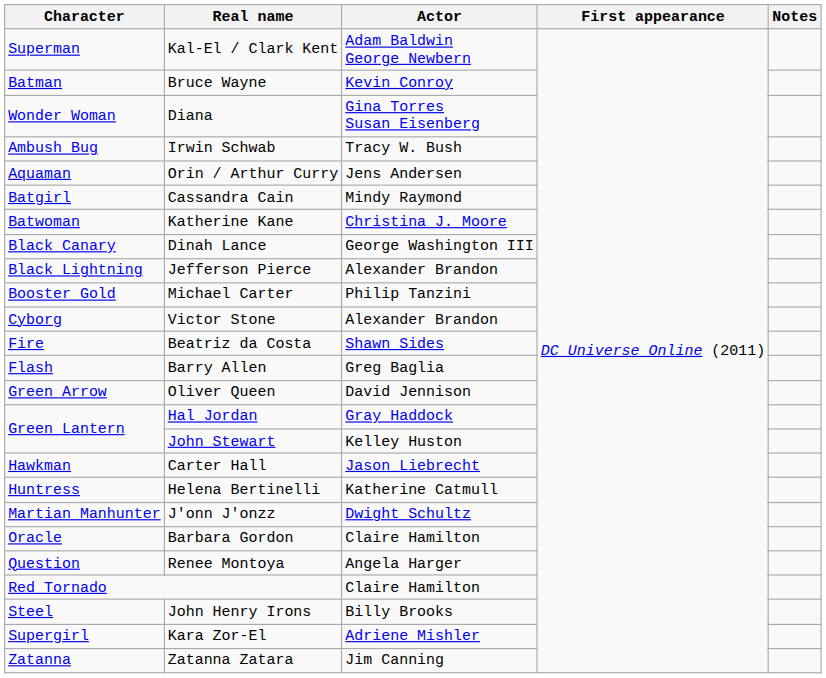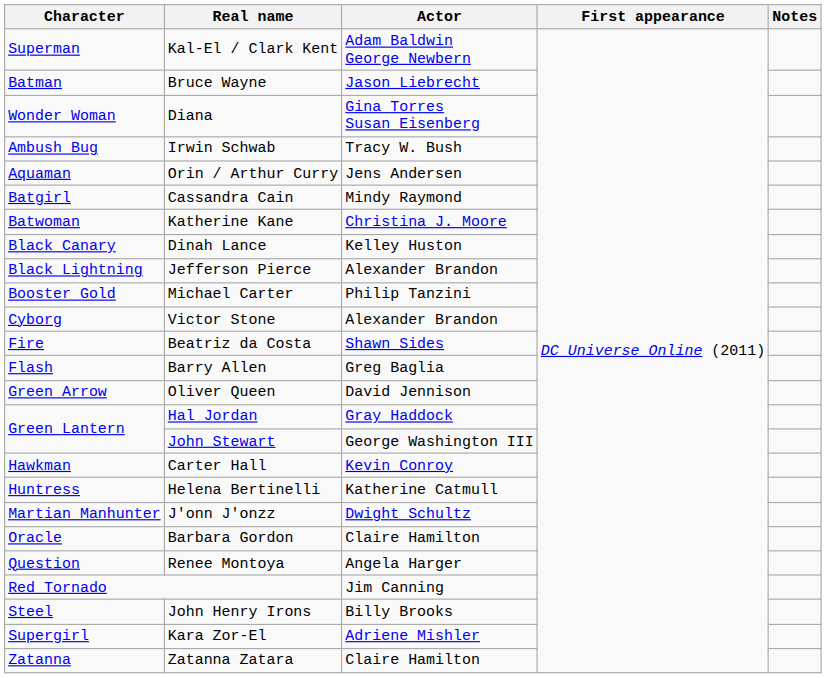(399, 83) Kevin Conroy -> (413, 83) Jason Liebrecht
(440, 246) George Washington III -> (404, 246) Kelley Huston
(404, 441) Kelley Huston -> (440, 441) George Washington III
(413, 465) Jason Liebrecht -> (399, 465) Kevin Conroy
(413, 587) Claire Hamilton -> (395, 587) Jim Canning
(395, 660) Jim Canning -> (413, 660) Claire Hamilton
